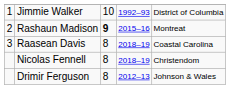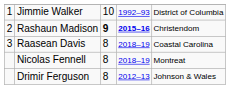(134, 28) normal -> (134, 28) bold
(169, 28) Montreat -> (176, 28) Christendom
(176, 60) Christendom -> (169, 60) Montreat
